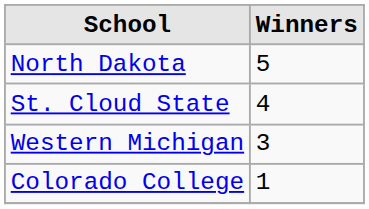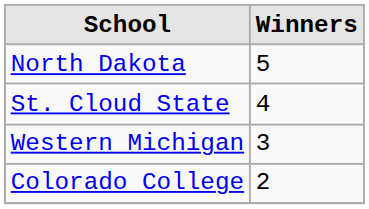(263, 183) 1 -> (263, 183) 2
